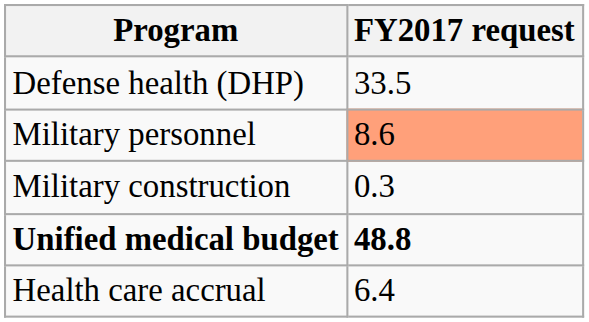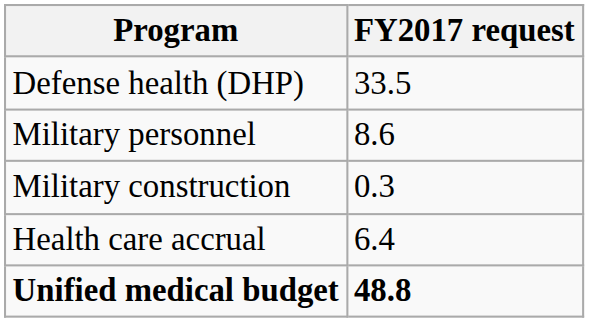(374, 134) lightsalmon background -> (374, 134) no background
rows swapped: (139, 290) <-> (176, 238)
